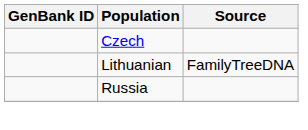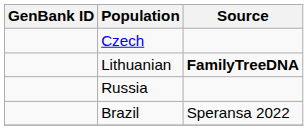(240, 64) normal -> (243, 64) bold
+ row: (120, 112)
